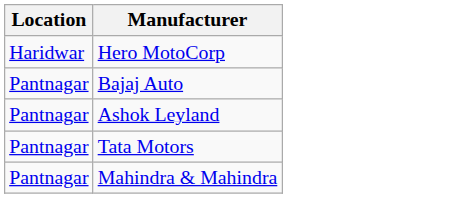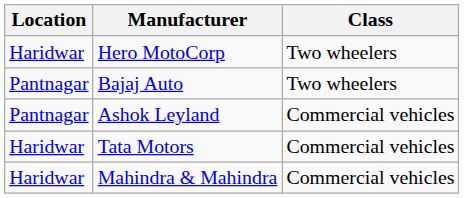+ column: (370, 20)
(49, 146) Pantnagar -> (47, 146) Haridwar
(49, 177) Pantnagar -> (47, 177) Haridwar
